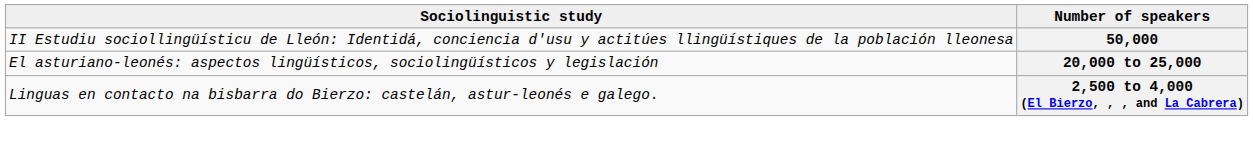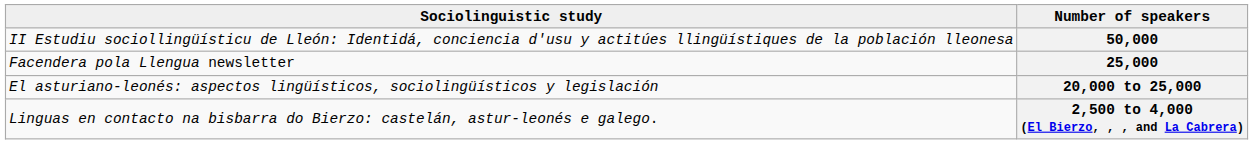+ row: (1132, 63)
